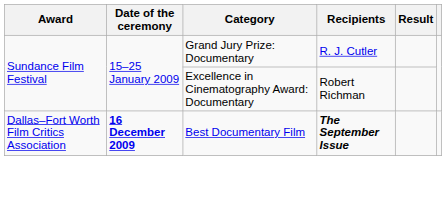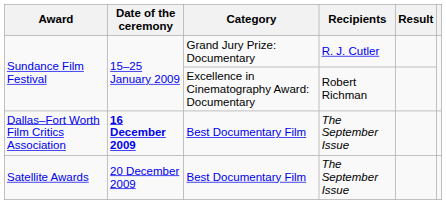(349, 133) bold -> (350, 133) normal
+ row: (48, 177)
